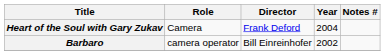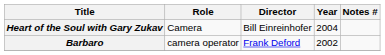(272, 27) Frank Deford -> (278, 27) Bill Einreinhofer
(278, 43) Bill Einreinhofer -> (272, 43) Frank Deford
